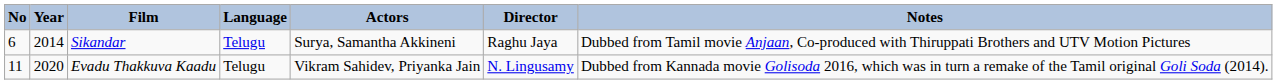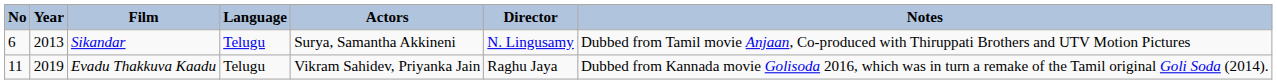(49, 42) 2014 -> (49, 42) 2013
(522, 42) Raghu Jaya -> (531, 42) N. Lingusamy
(49, 67) 2020 -> (49, 67) 2019
(531, 67) N. Lingusamy -> (522, 67) Raghu Jaya
